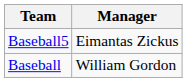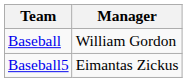rows swapped: (34, 65) <-> (38, 41)
